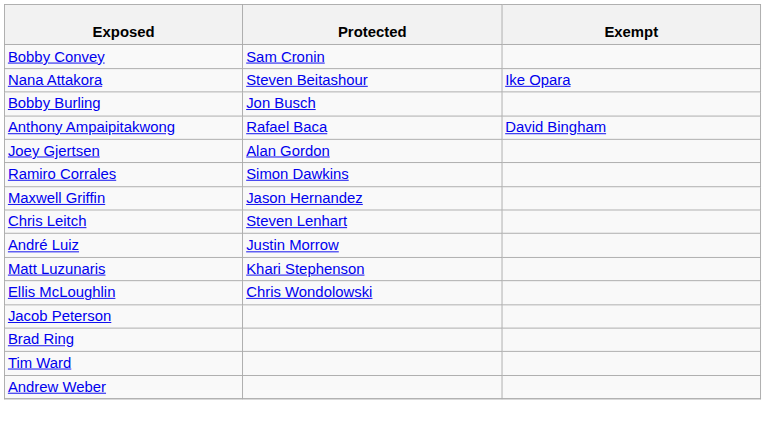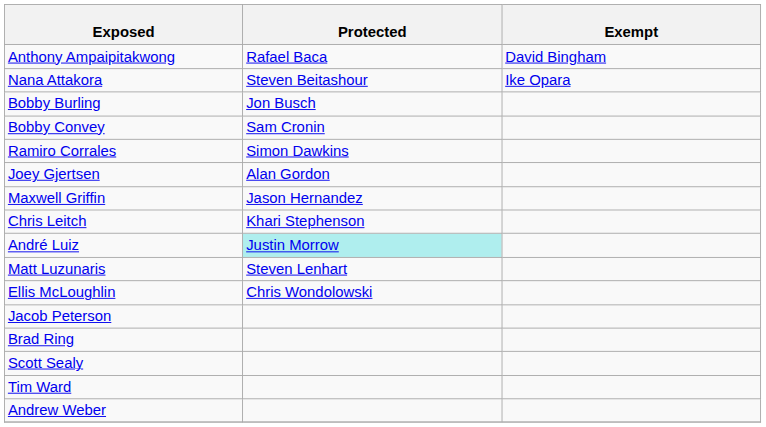rows swapped: (91, 127) <-> (56, 56)
rows swapped: (62, 174) <-> (54, 151)
(297, 221) Steven Lenhart -> (305, 221) Khari Stephenson
(292, 245) no background -> (292, 245) paleturquoise background
(305, 269) Khari Stephenson -> (297, 269) Steven Lenhart
+ row: (46, 363)
